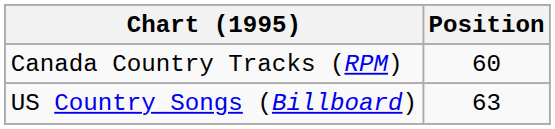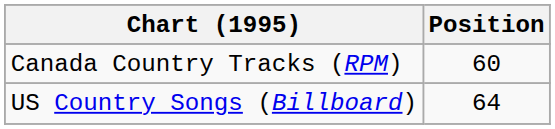(487, 103) 63 -> (487, 103) 64
